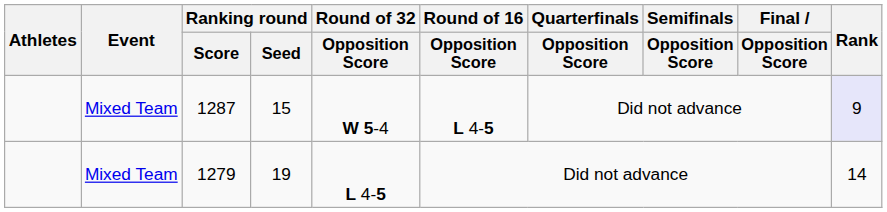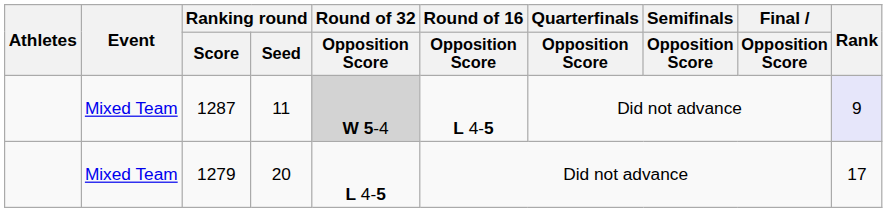(281, 109) 15 -> (281, 109) 11
(366, 128) no background -> (366, 128) lightgrey background
(281, 175) 19 -> (281, 175) 20
(857, 175) 14 -> (857, 175) 17
